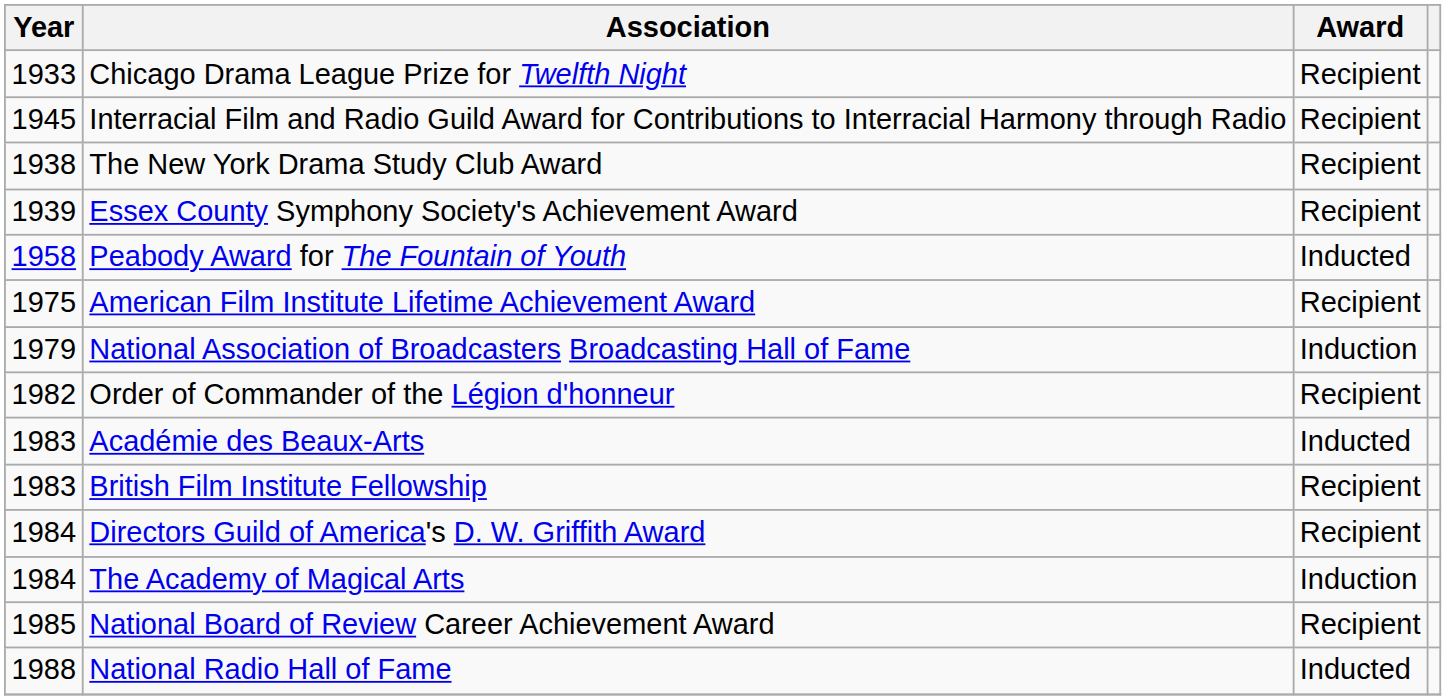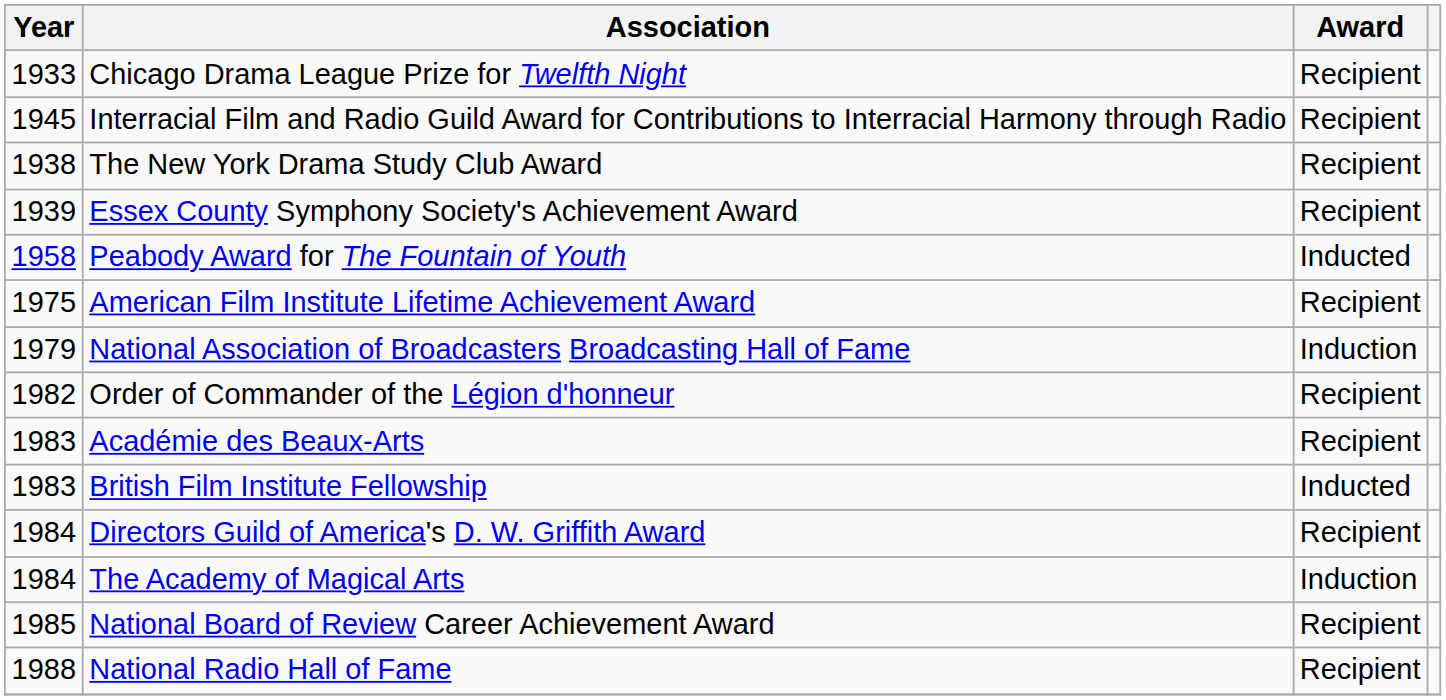(1355, 440) Inducted -> (1360, 440) Recipient
(1360, 486) Recipient -> (1355, 486) Inducted
(1355, 670) Inducted -> (1360, 670) Recipient
